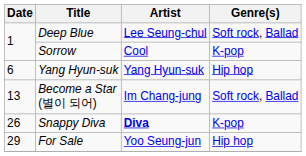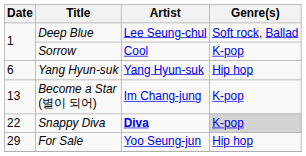(255, 96) Soft rock, Ballad -> (228, 96) K-pop
(14, 123) 26 -> (14, 123) 22
(228, 123) no background -> (228, 123) lightgrey background
